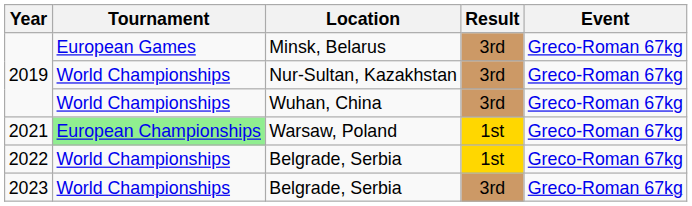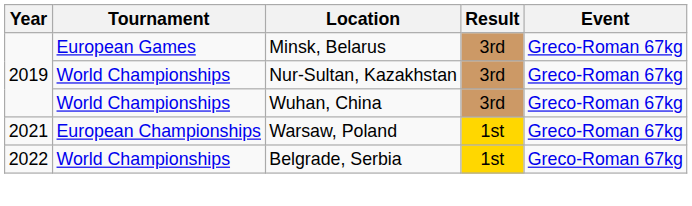(159, 131) lightgreen background -> (159, 131) no background
- row: (28, 188)
